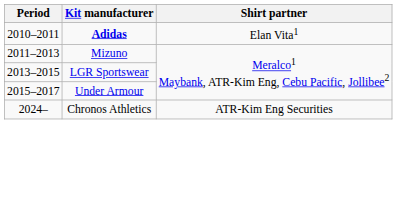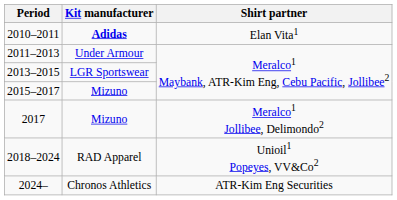(109, 53) Mizuno -> (109, 53) Under Armour
(109, 91) Under Armour -> (109, 91) Mizuno
+ row: (33, 119)
+ row: (33, 157)
